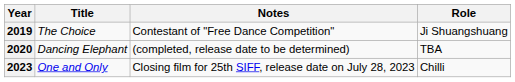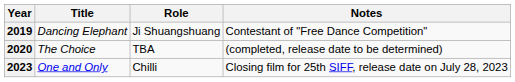columns swapped: (464, 13) <-> (274, 13)
(67, 31) The Choice -> (82, 31) Dancing Elephant
(82, 49) Dancing Elephant -> (67, 49) The Choice
